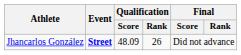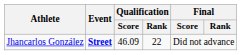(128, 42) 48.09 -> (128, 42) 46.09
(157, 42) 26 -> (157, 42) 22
